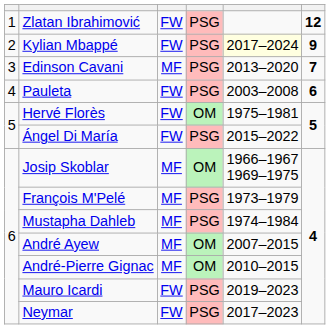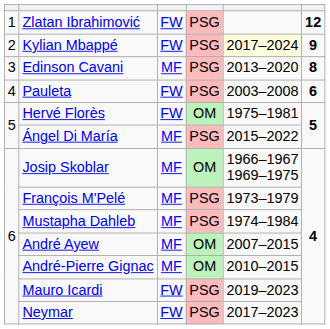(313, 68) 7 -> (313, 68) 8
(172, 136) FW -> (172, 136) MF
